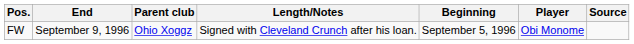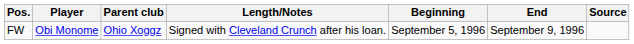columns swapped: (552, 13) <-> (82, 13)
